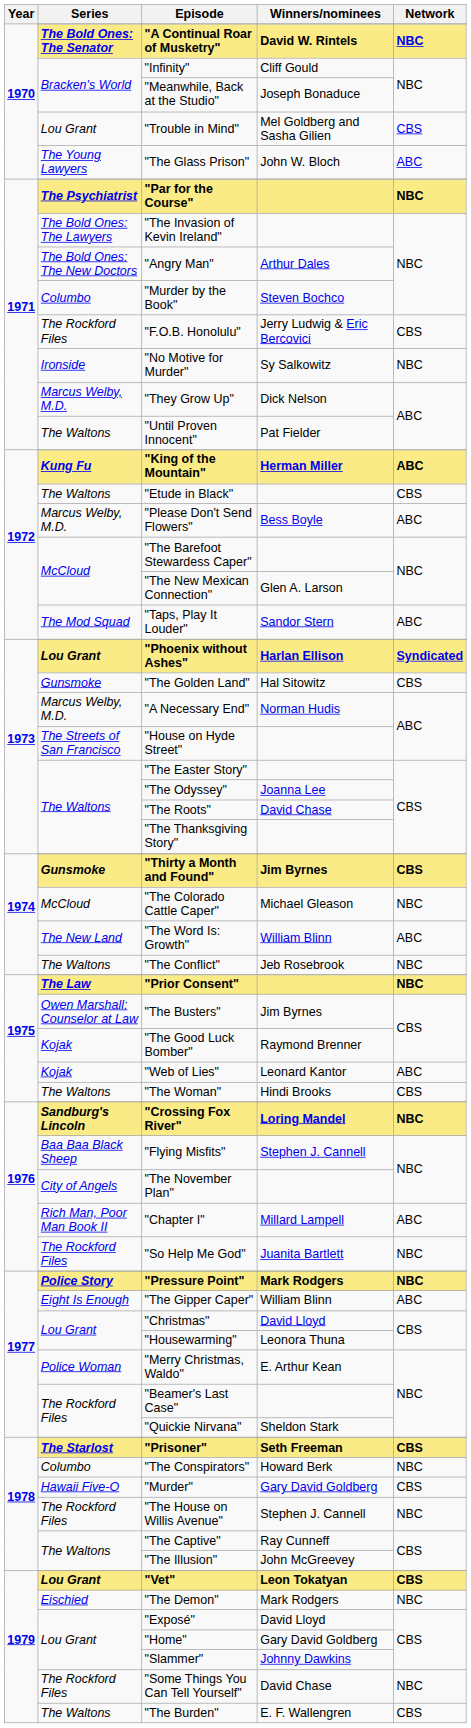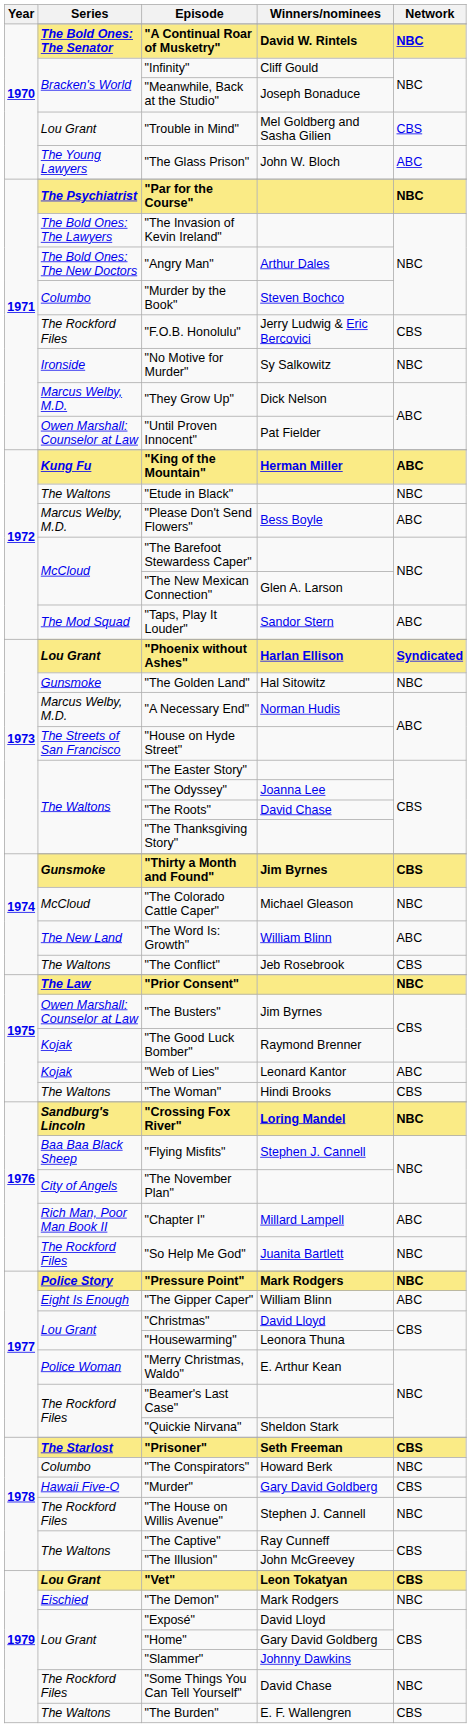(76, 433) The Waltons -> (89, 433) Owen Marshall: Counselor at Law
(409, 493) CBS -> (410, 493) NBC
(409, 682) CBS -> (410, 682) NBC
(410, 964) NBC -> (409, 964) CBS
